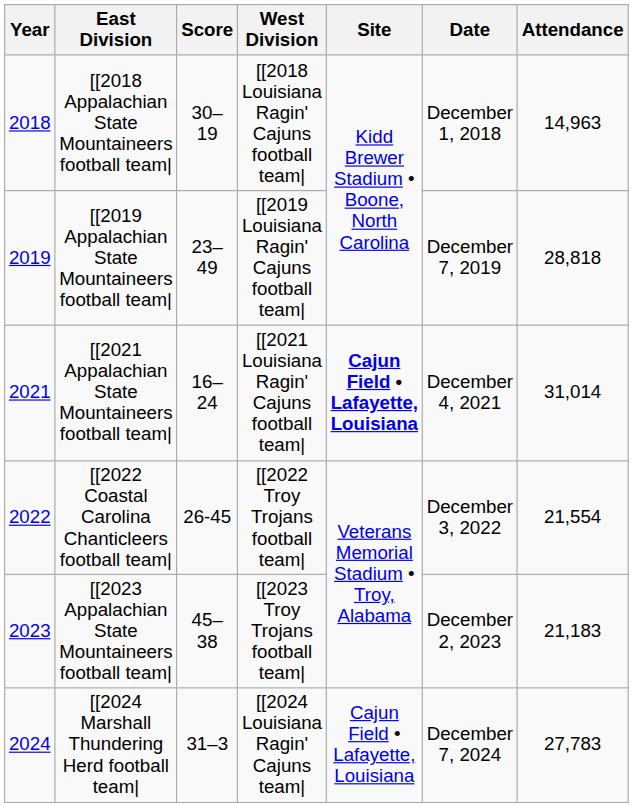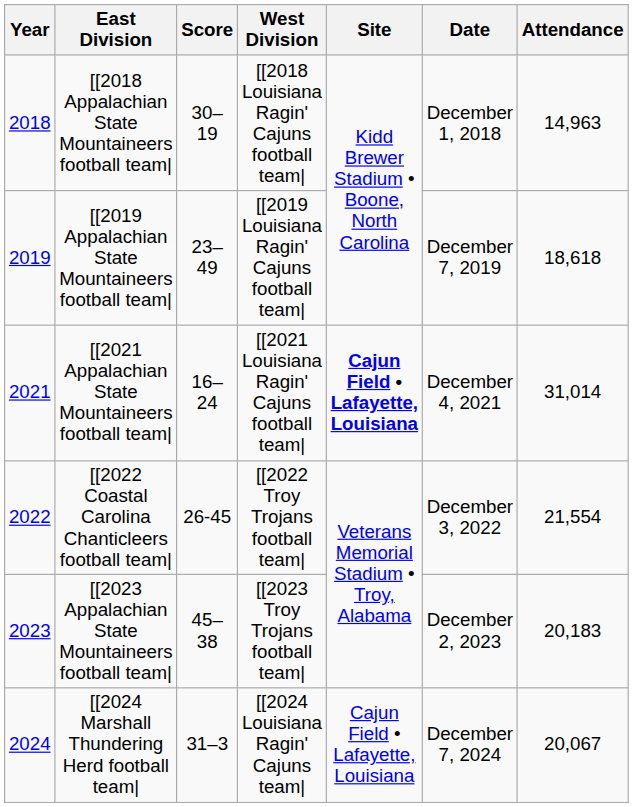(573, 257) 28,818 -> (573, 257) 18,618
(573, 631) 21,183 -> (573, 631) 20,183
(573, 745) 27,783 -> (573, 745) 20,067
